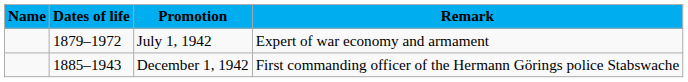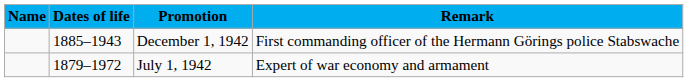rows swapped: (174, 40) <-> (193, 64)
